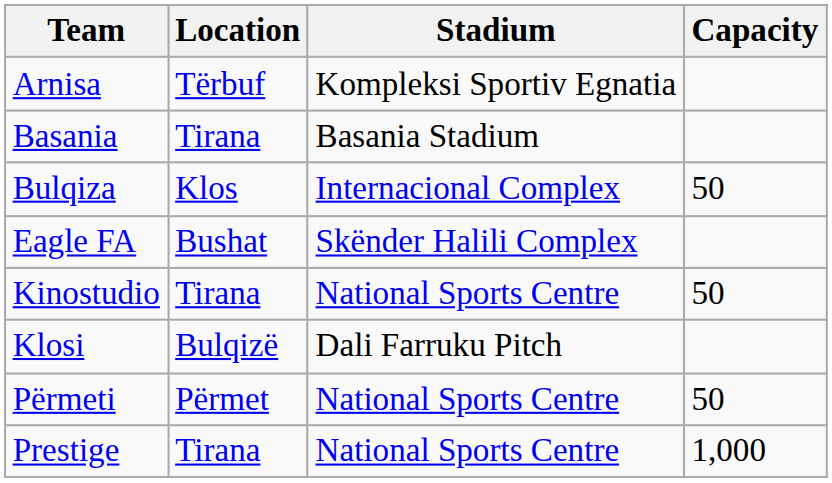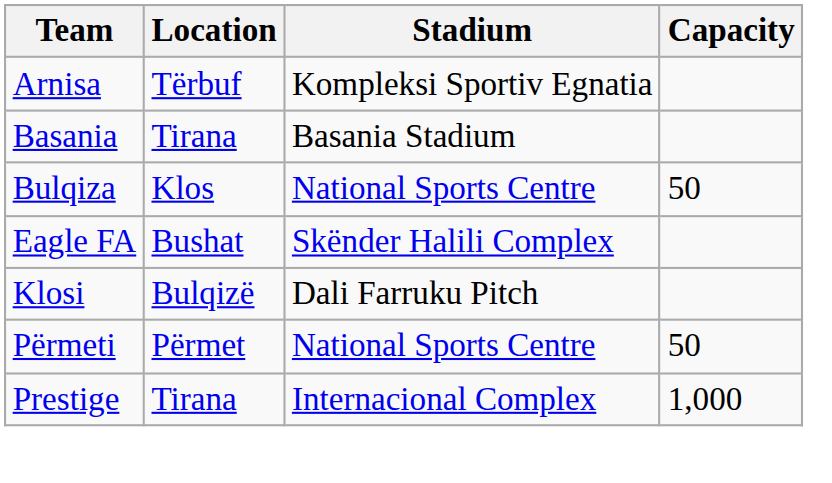(468, 188) Internacional Complex -> (444, 188) National Sports Centre
- row: (86, 293)
(467, 450) National Sports Centre -> (444, 398) Internacional Complex
